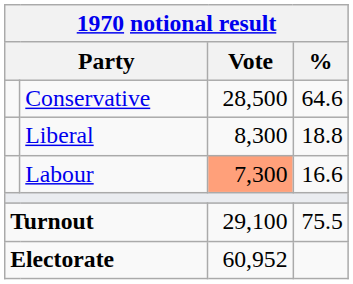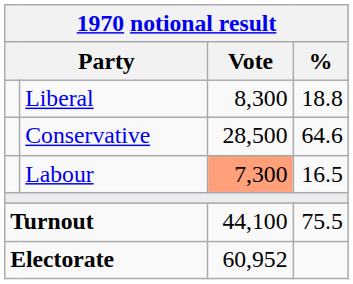rows swapped: (88, 98) <-> (59, 135)
(322, 173) 16.6 -> (322, 173) 16.5
(255, 221) 29,100 -> (255, 221) 44,100
